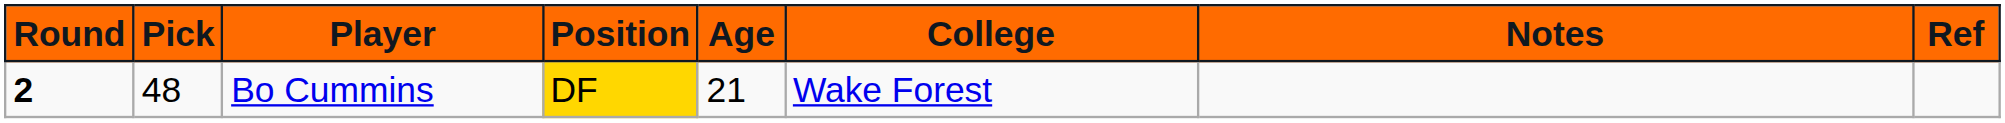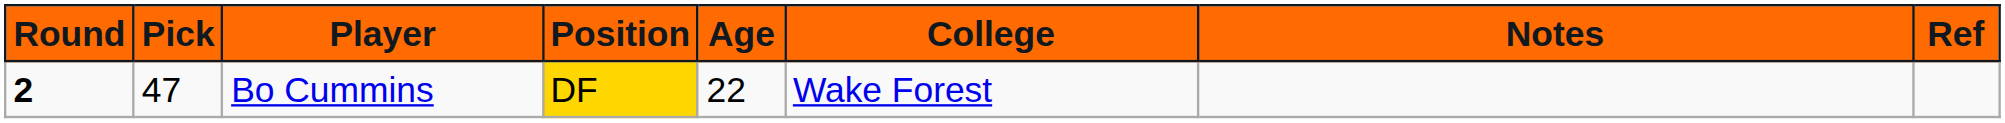(162, 89) 48 -> (162, 89) 47
(726, 89) 21 -> (726, 89) 22
